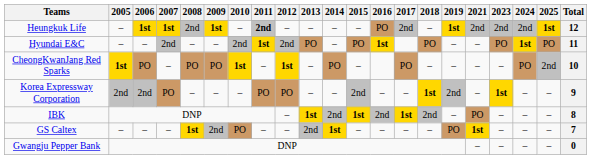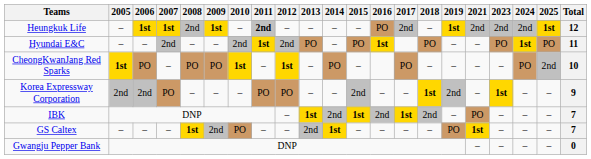(573, 115) 8 -> (573, 115) 7
